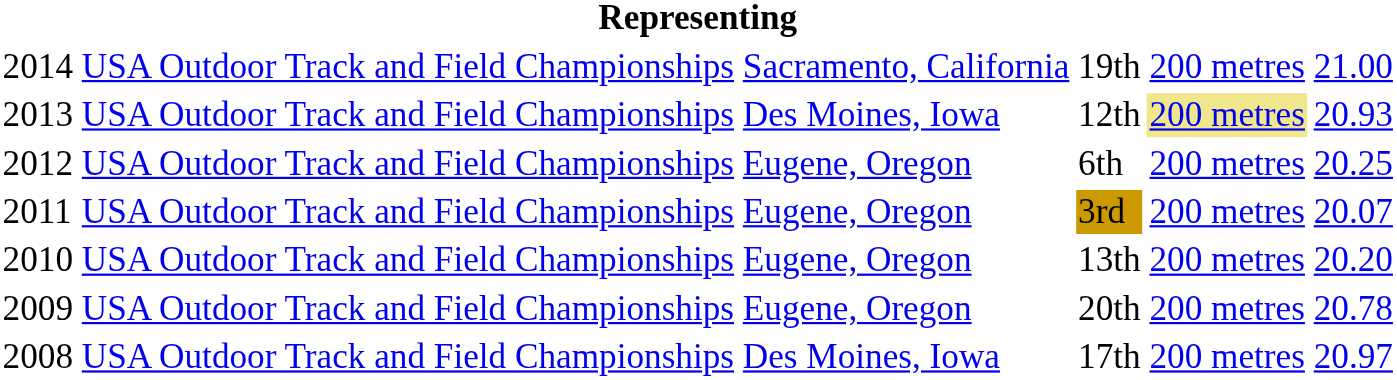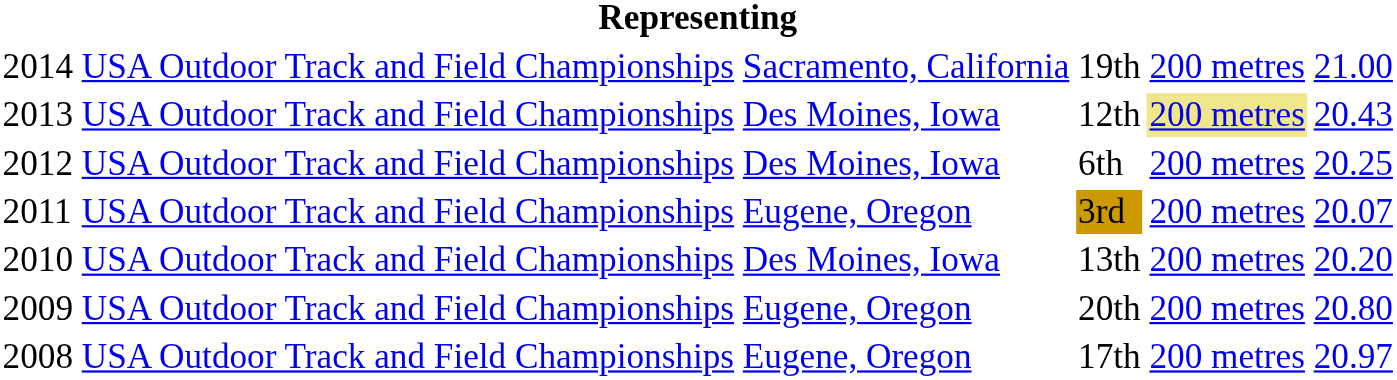(1353, 114) 20.93 -> (1353, 114) 20.43
(857, 163) Eugene, Oregon -> (871, 163) Des Moines, Iowa
(857, 259) Eugene, Oregon -> (871, 259) Des Moines, Iowa
(1353, 308) 20.78 -> (1353, 308) 20.80
(871, 356) Des Moines, Iowa -> (857, 356) Eugene, Oregon
